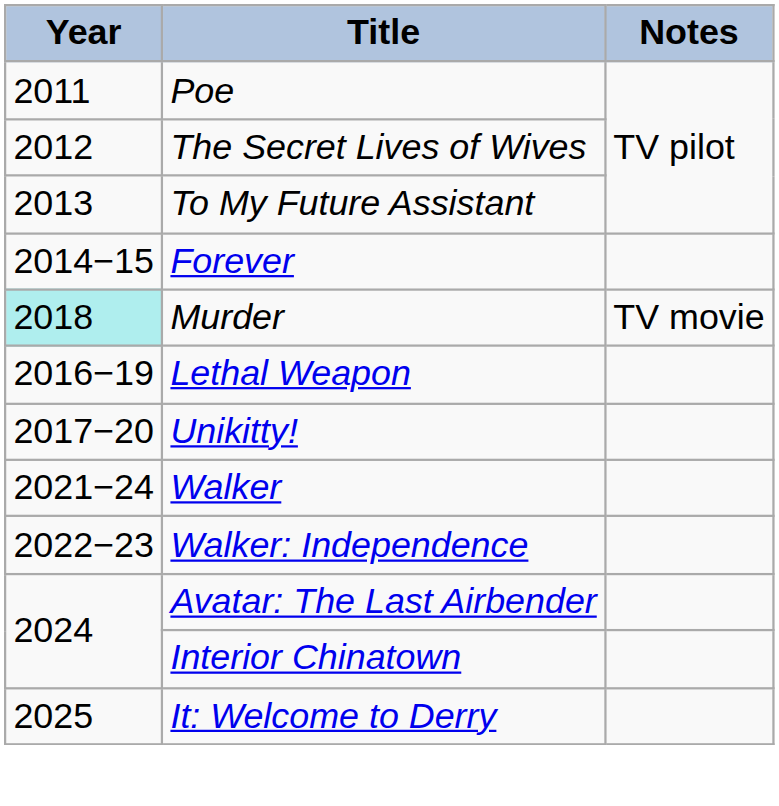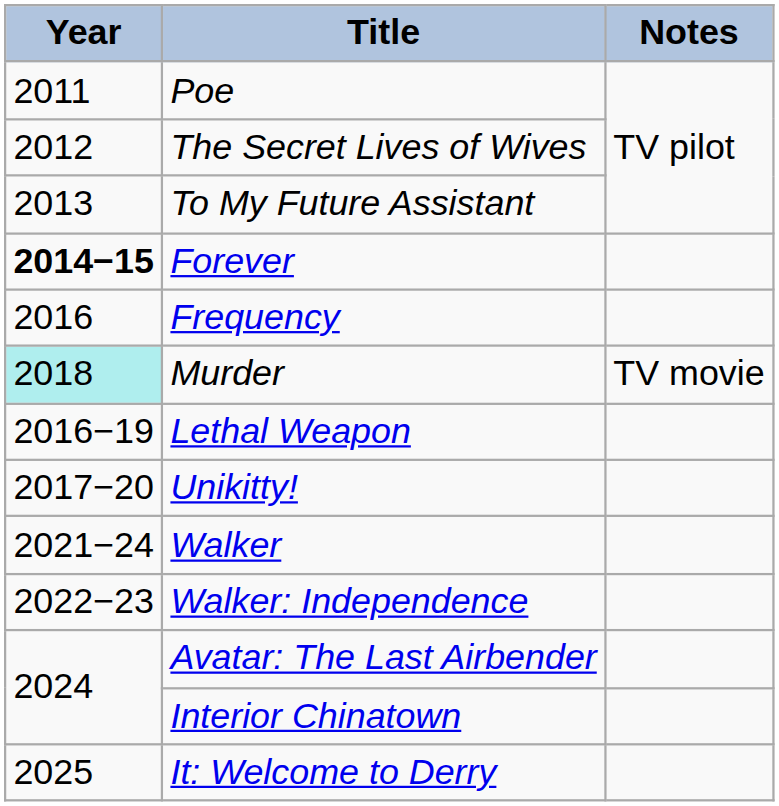(84, 260) normal -> (84, 260) bold
+ row: (255, 317)
